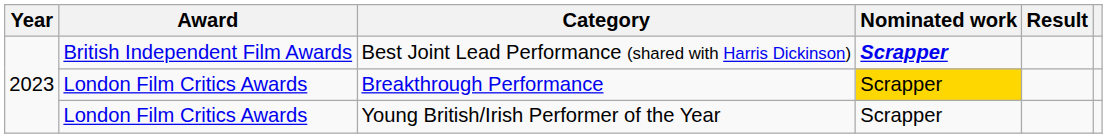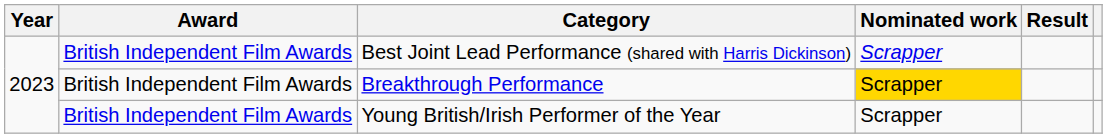(904, 52) bold -> (901, 52) normal
(185, 84) London Film Critics Awards -> (208, 84) British Independent Film Awards
(185, 116) London Film Critics Awards -> (208, 116) British Independent Film Awards
